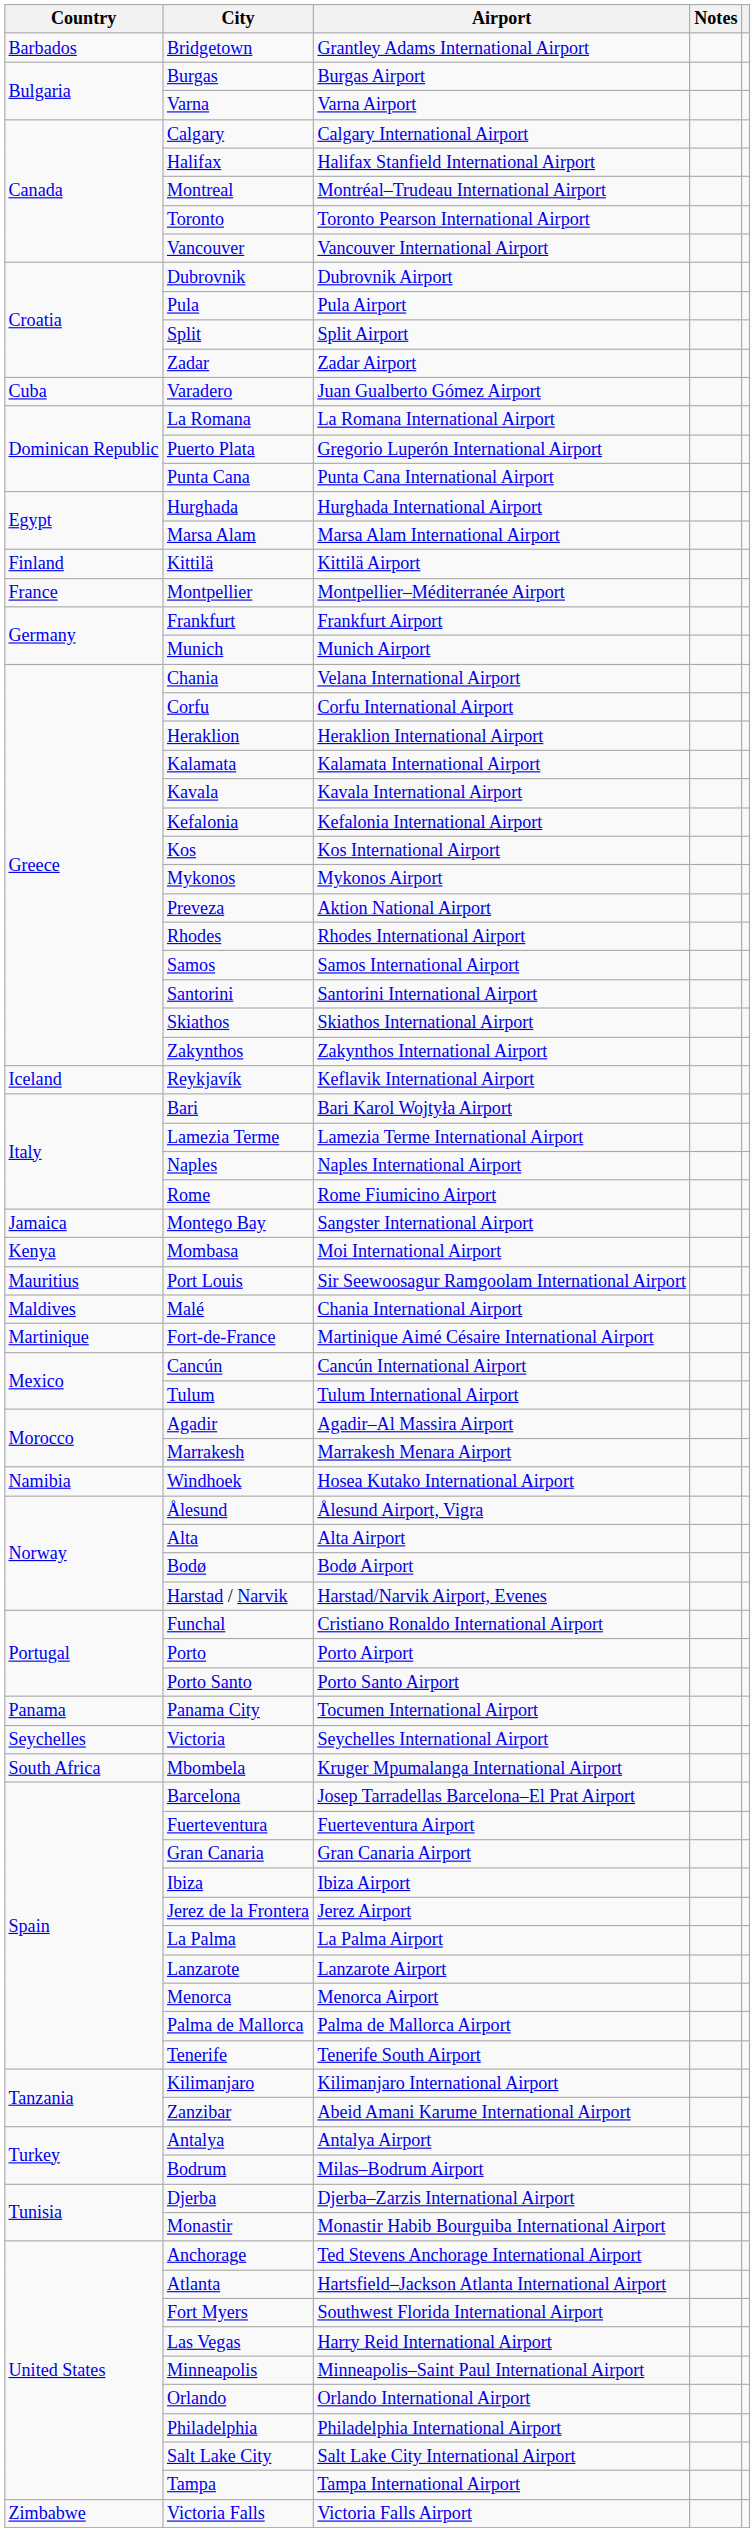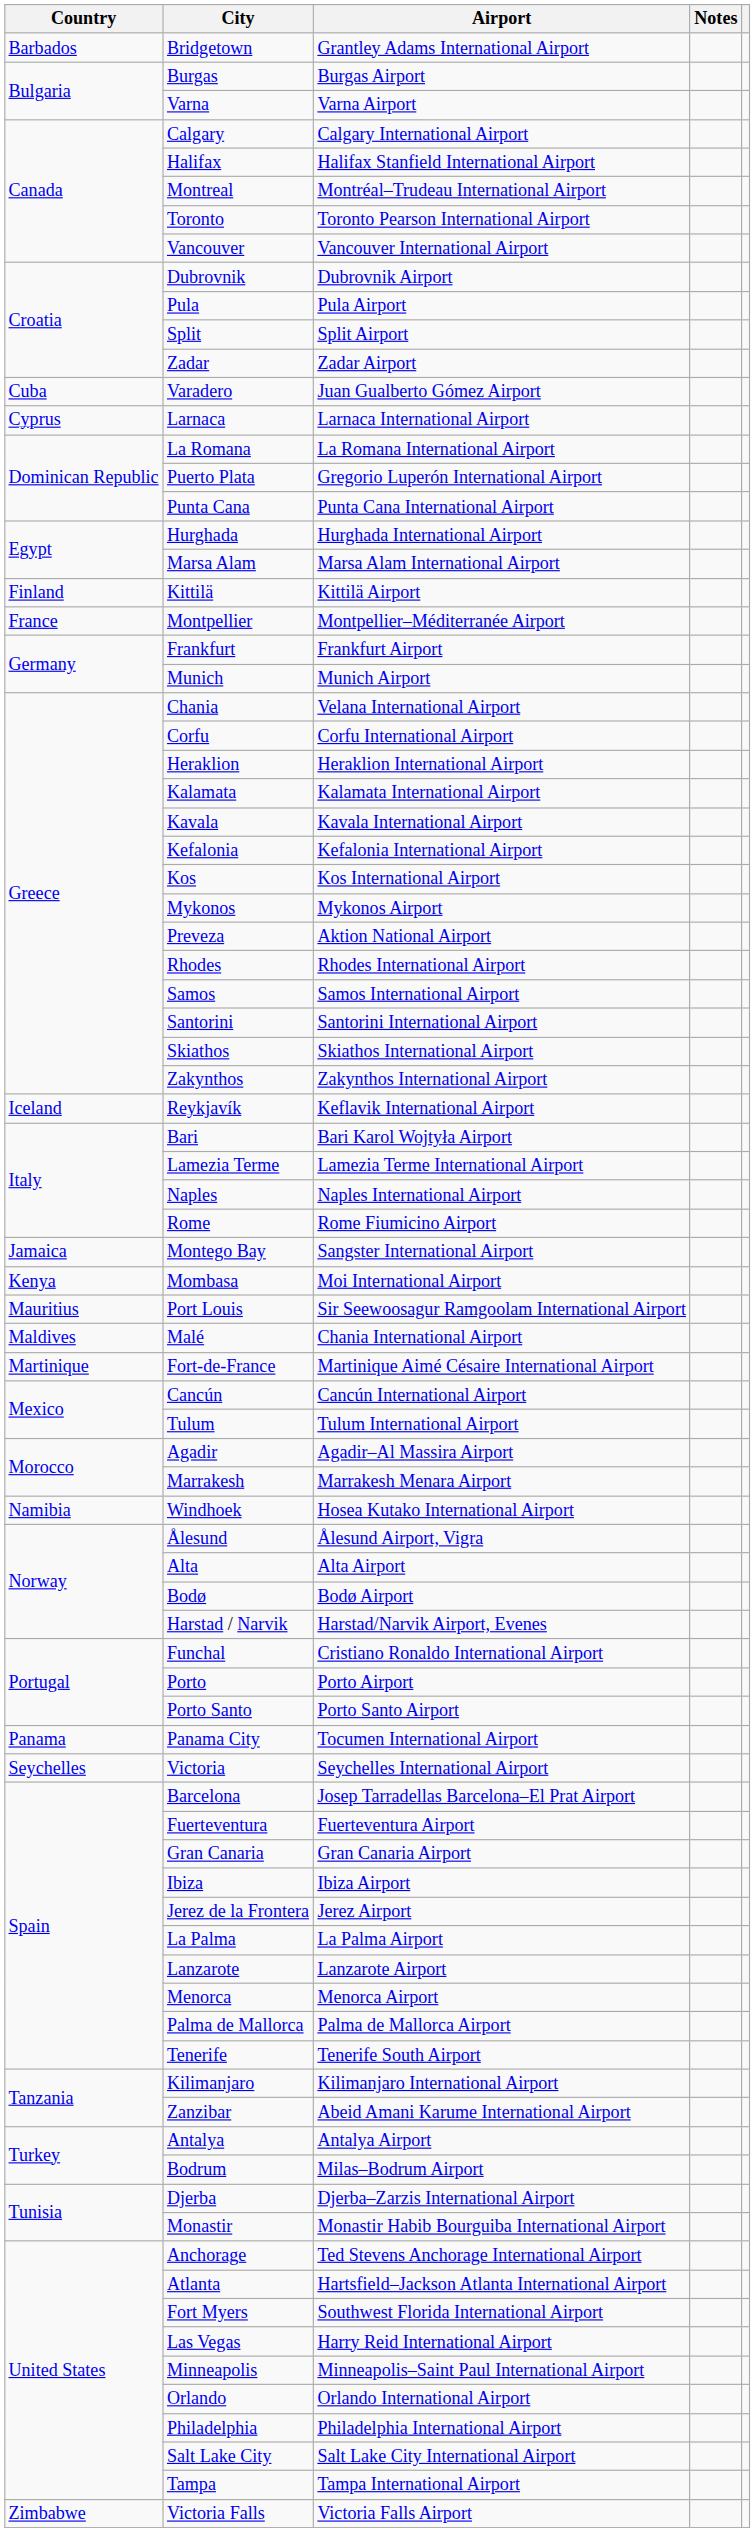+ row: (196, 420)
- row: (206, 1767)
